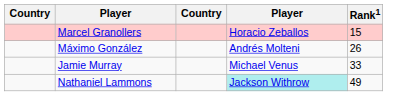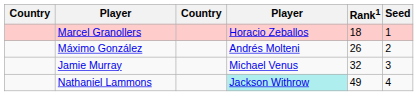+ column: (398, 14)
(356, 32) 15 -> (356, 32) 18
(356, 65) 33 -> (356, 65) 32
